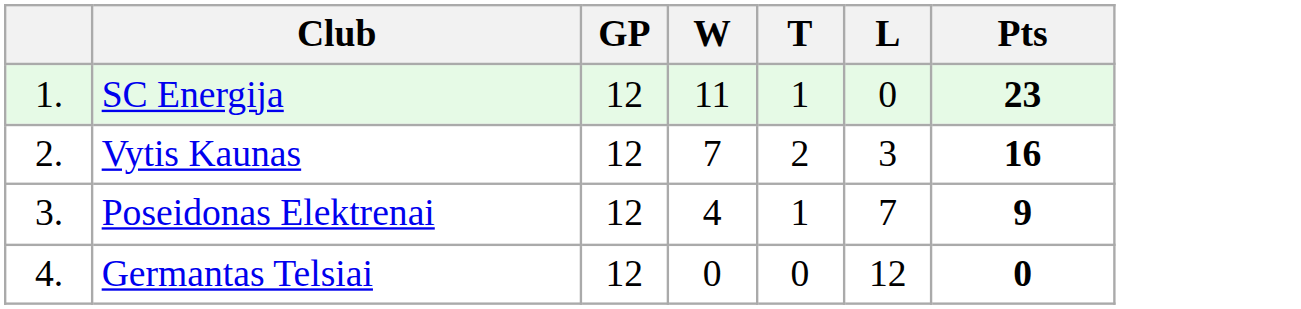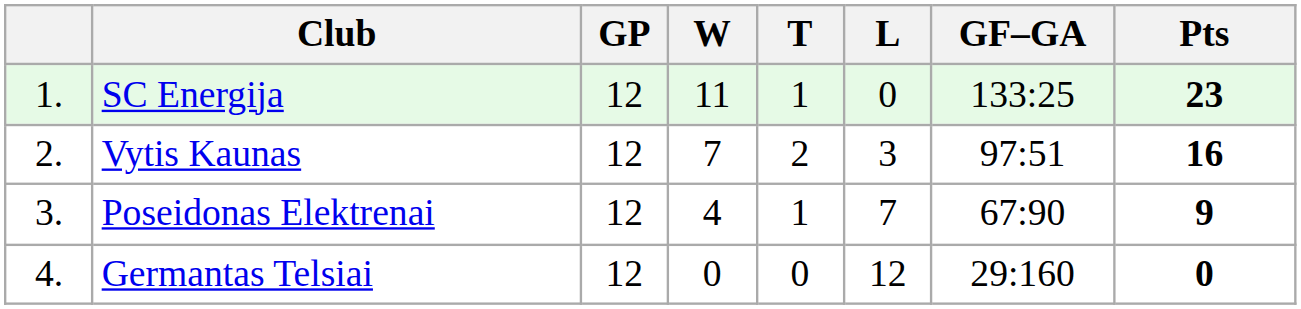+ column: (1023, 34)
